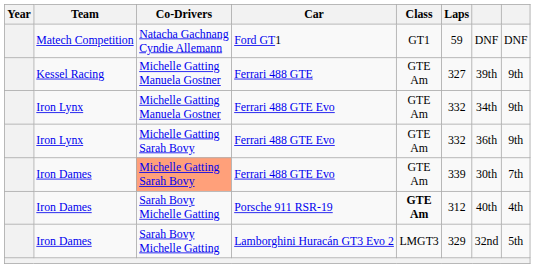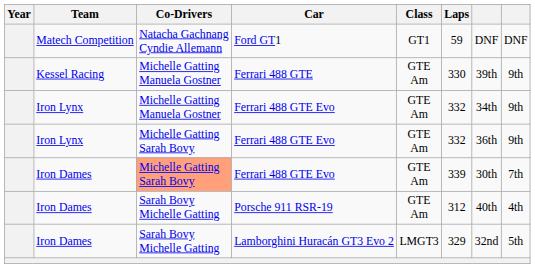(457, 74) 327 -> (457, 74) 330
(419, 208) bold -> (419, 208) normal
